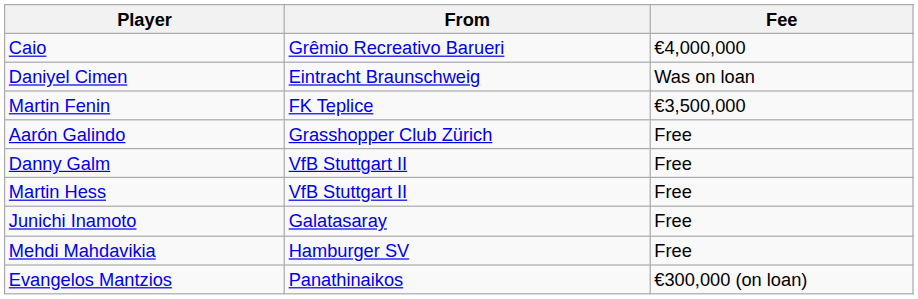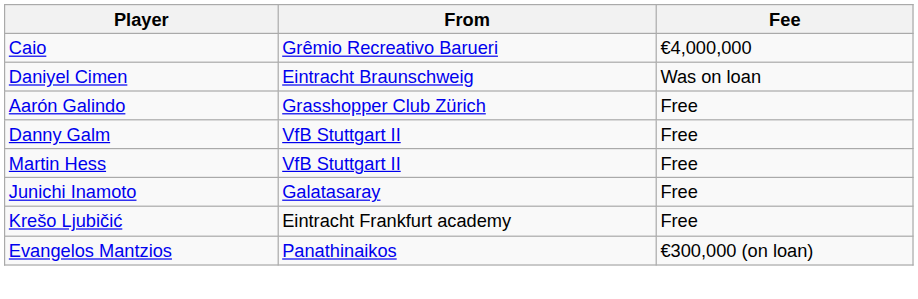- row: (59, 106)
+ row: (66, 221)
- row: (82, 250)
